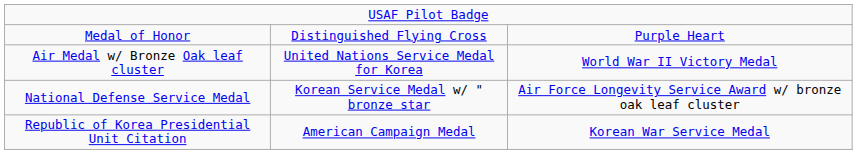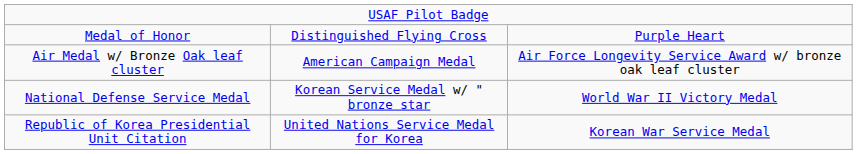(389, 63) United Nations Service Medal for Korea -> (389, 63) American Campaign Medal
(680, 63) World War II Victory Medal -> (680, 63) Air Force Longevity Service Award w/ bronze oak leaf cluster
(680, 97) Air Force Longevity Service Award w/ bronze oak leaf cluster -> (680, 97) World War II Victory Medal
(389, 132) American Campaign Medal -> (389, 132) United Nations Service Medal for Korea
